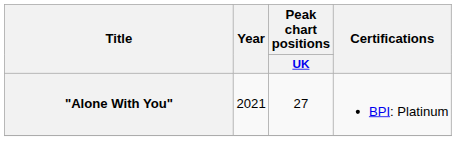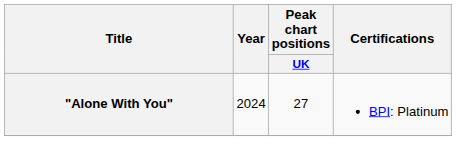(251, 104) 2021 -> (251, 104) 2024
